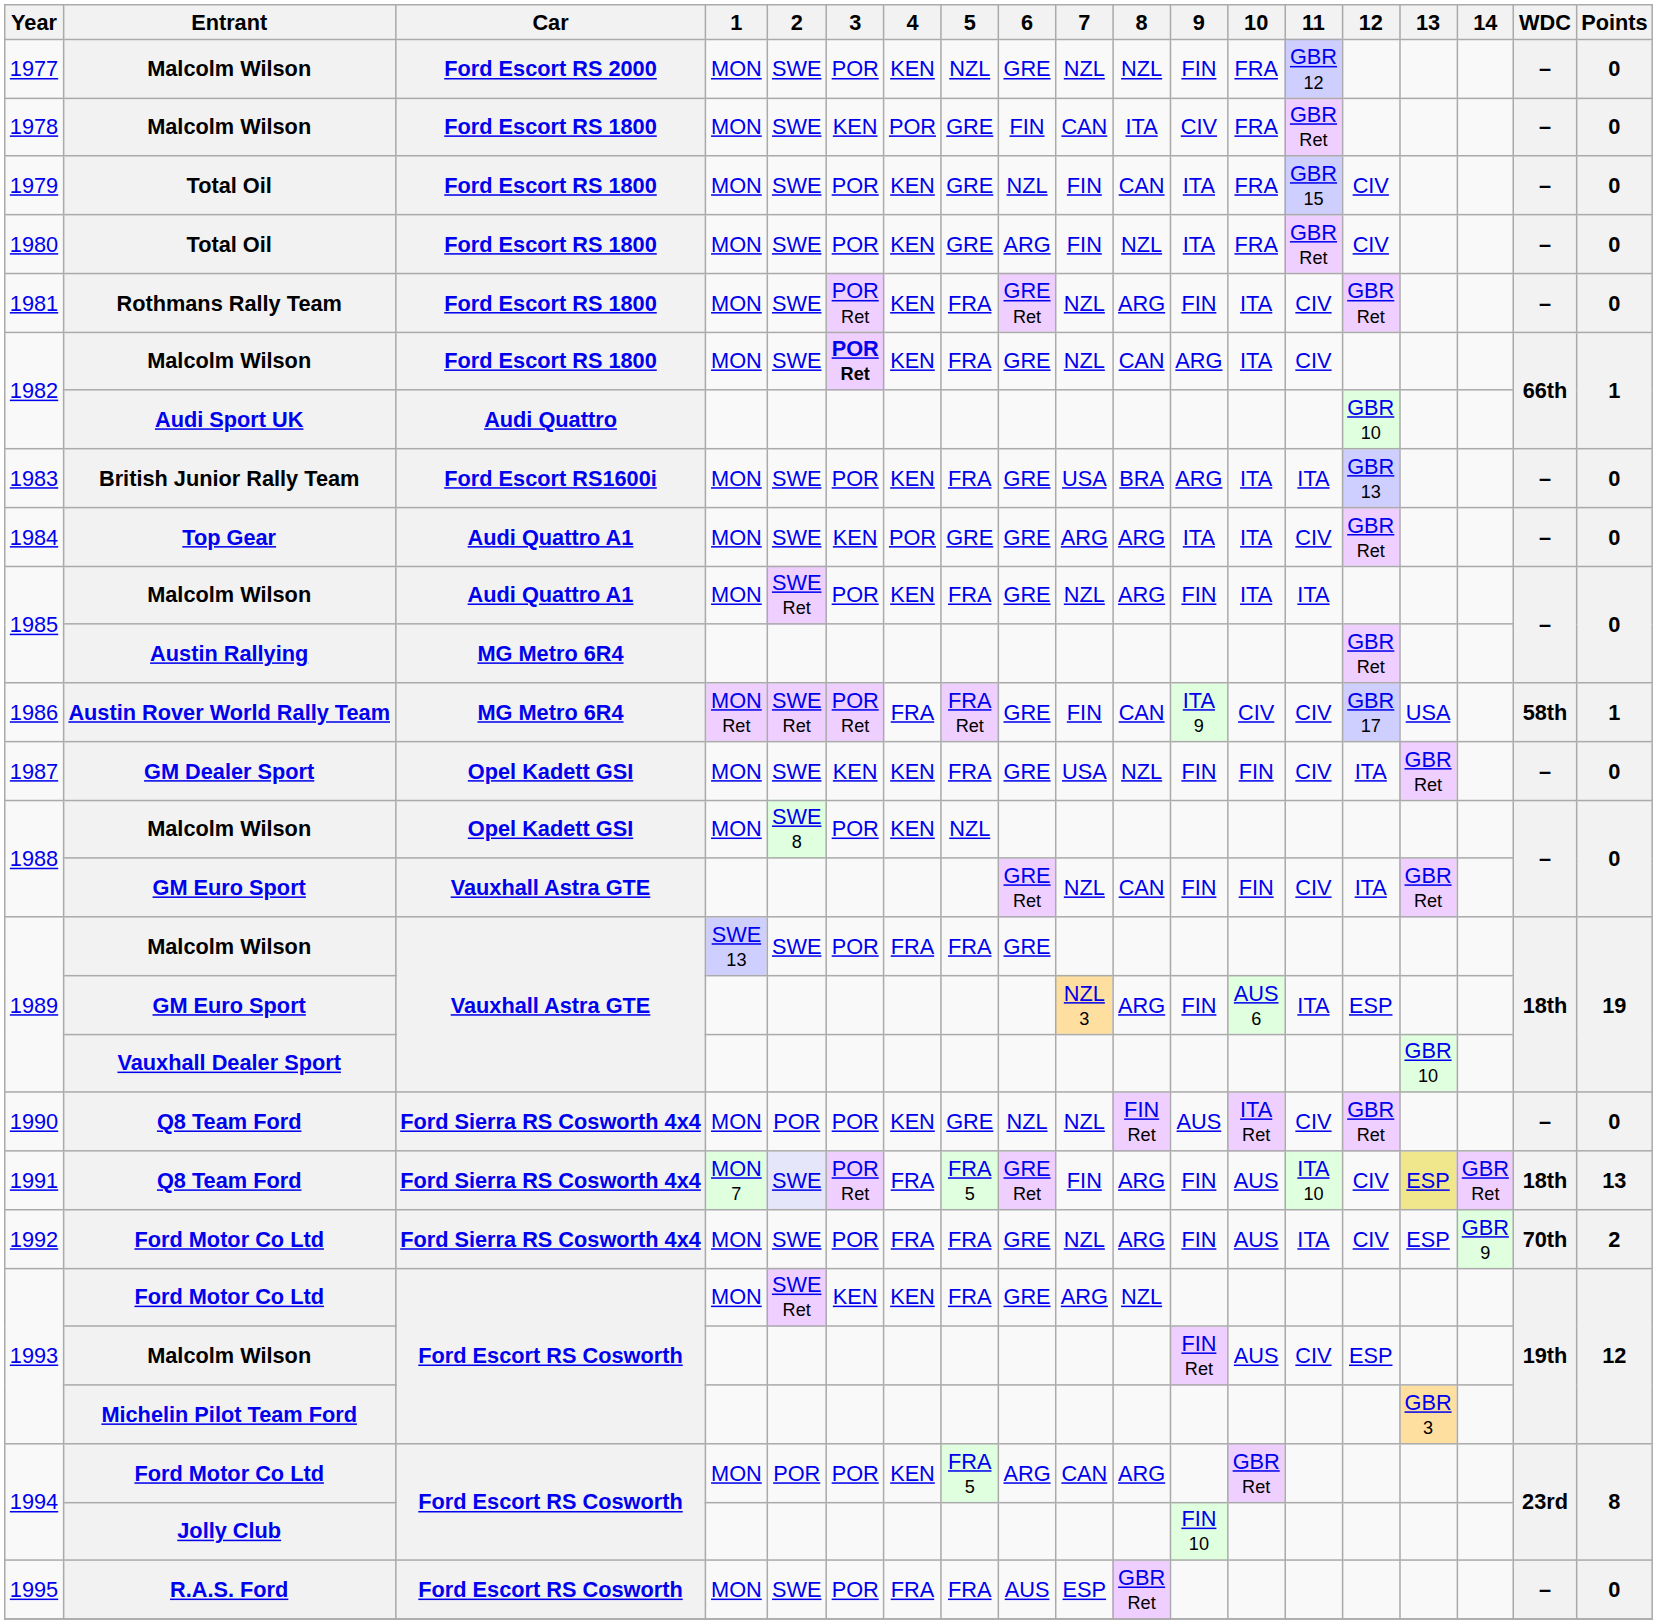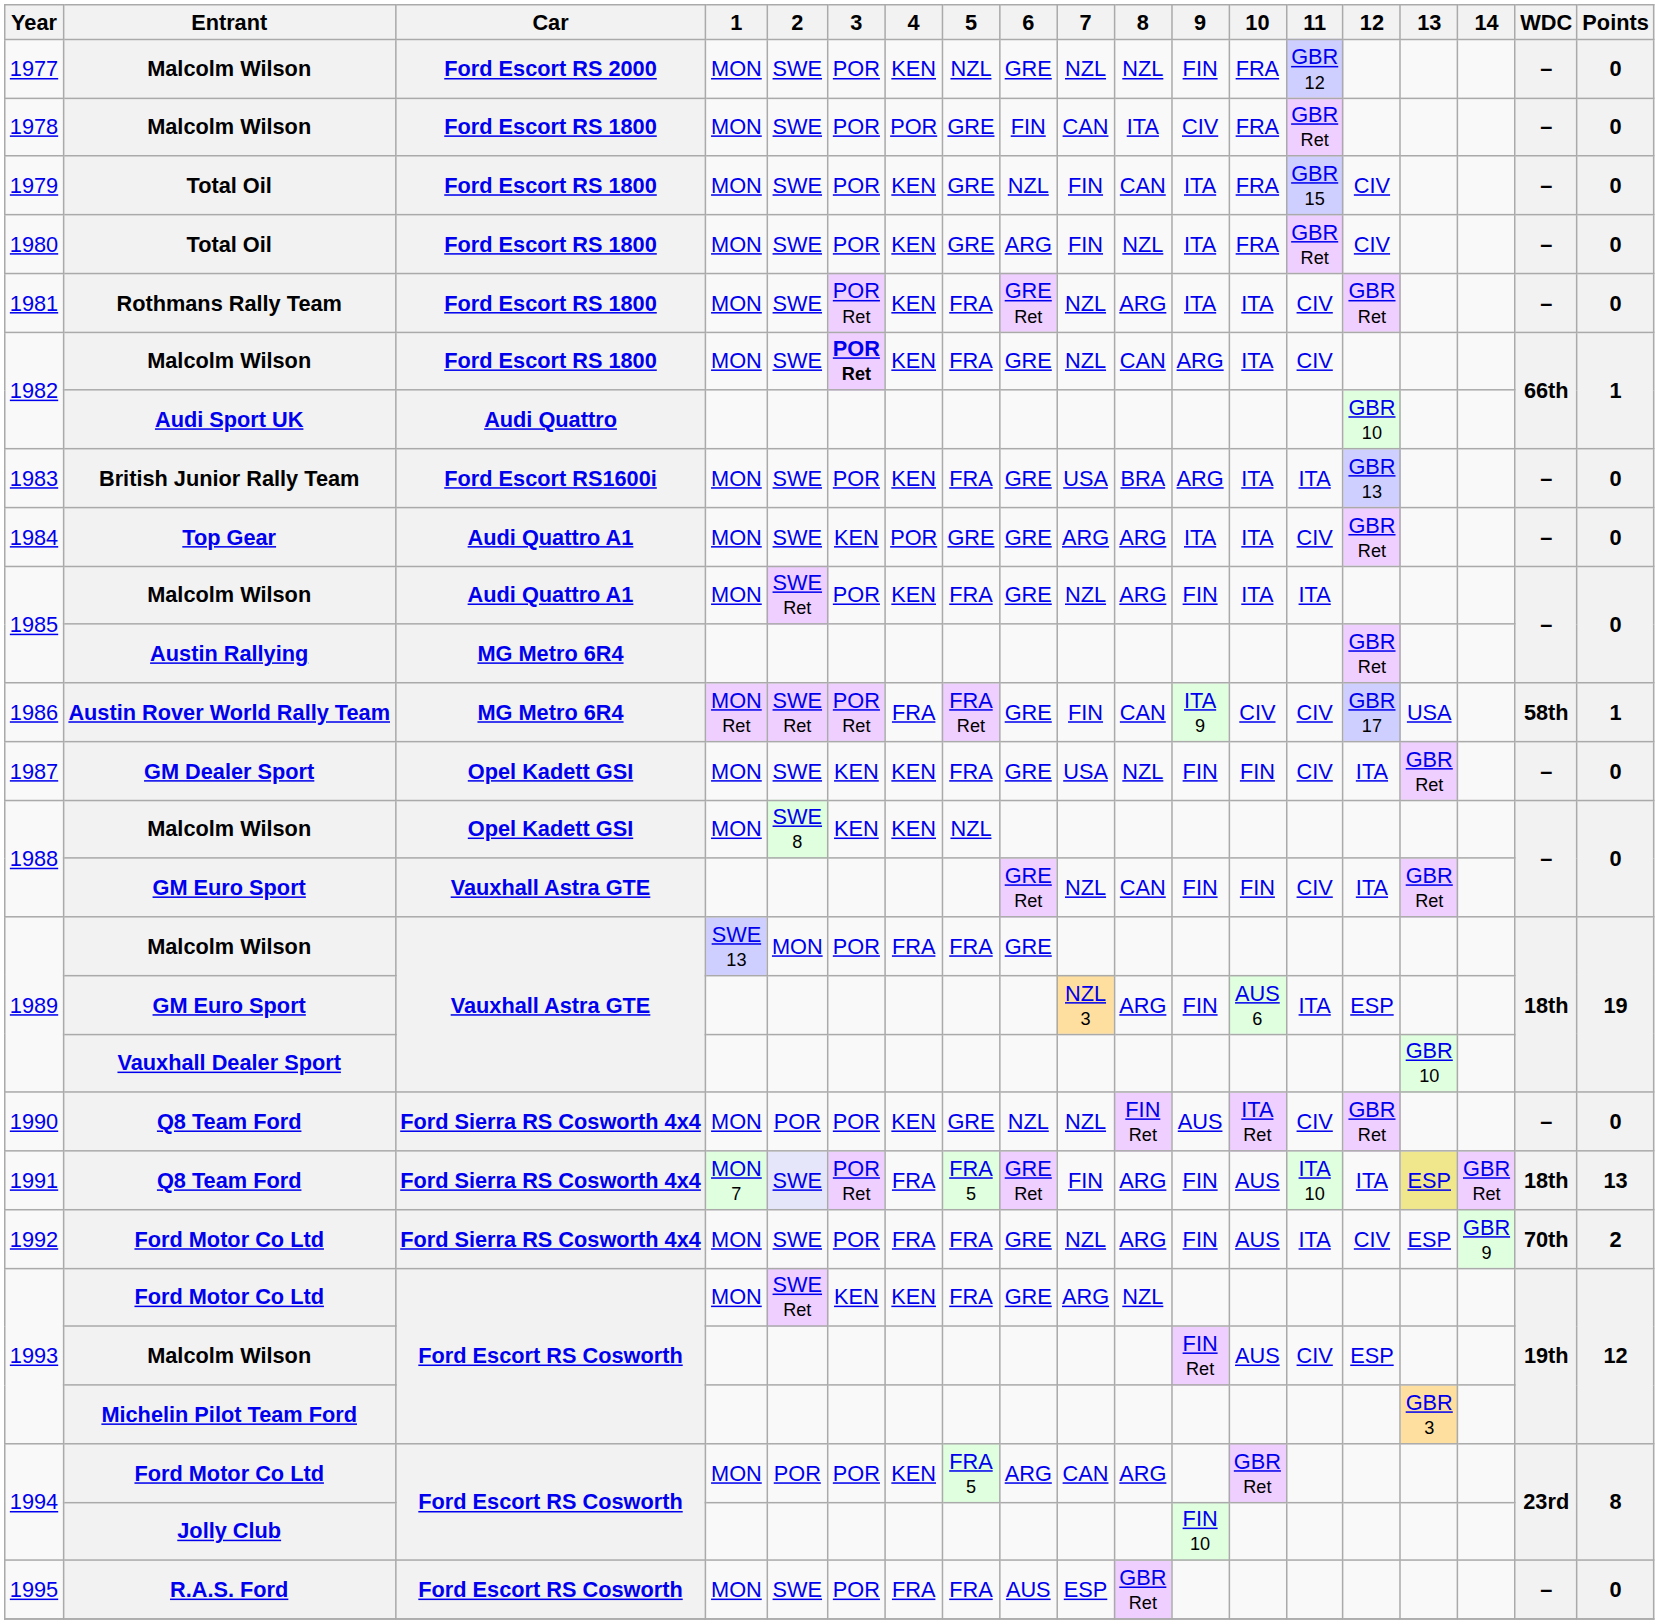(855, 127) KEN -> (856, 127) POR
(1199, 303) FIN -> (1200, 303) ITA
(855, 829) POR -> (856, 829) KEN
(797, 946) SWE -> (797, 946) MON
(1371, 1180) CIV -> (1372, 1180) ITA
